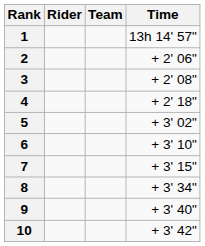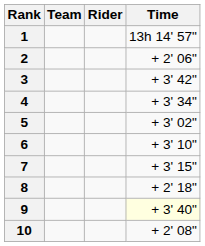columns swapped: (64, 15) <-> (105, 15)
(174, 79) + 2' 08" -> (174, 79) + 3' 42"
(174, 101) + 2' 18" -> (174, 101) + 3' 34"
(174, 187) + 3' 34" -> (174, 187) + 2' 18"
(174, 209) no background -> (174, 209) lightyellow background
(174, 230) + 3' 42" -> (174, 230) + 2' 08"
